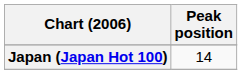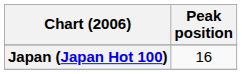(204, 57) 14 -> (204, 57) 16
